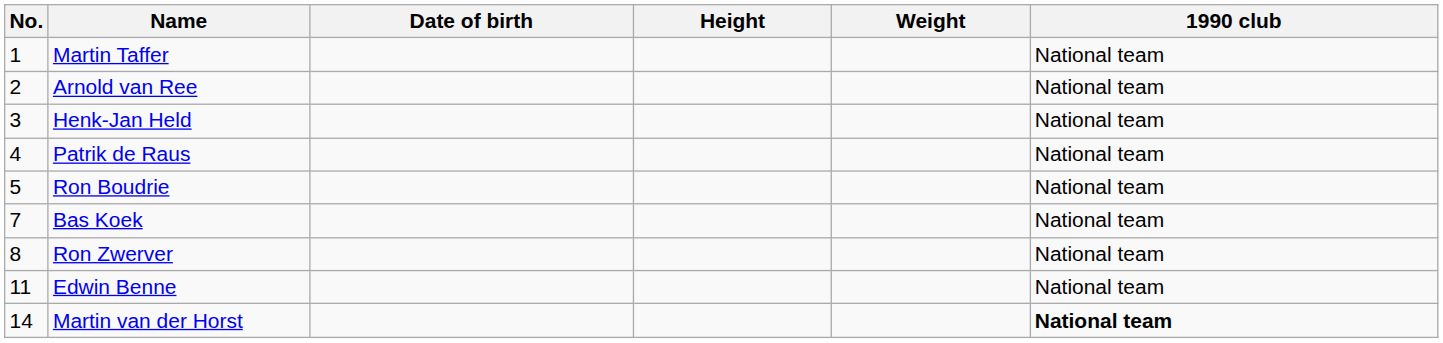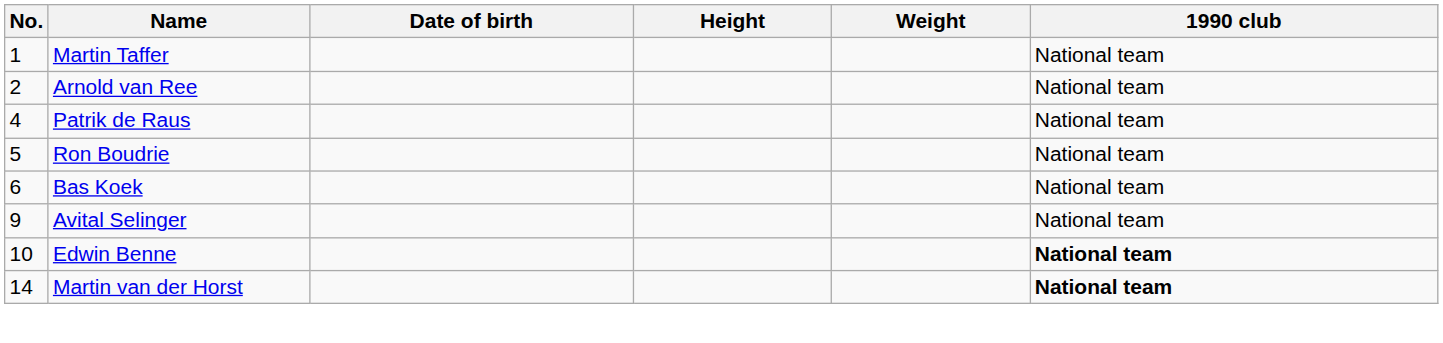- row: (122, 120)
(15, 220) 7 -> (15, 187) 6
- row: (113, 253)
+ row: (120, 220)
(20, 287) 11 -> (21, 253) 10
(1099, 287) normal -> (1103, 253) bold
